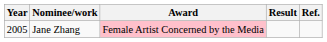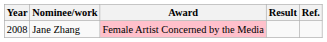(17, 29) 2005 -> (17, 29) 2008
